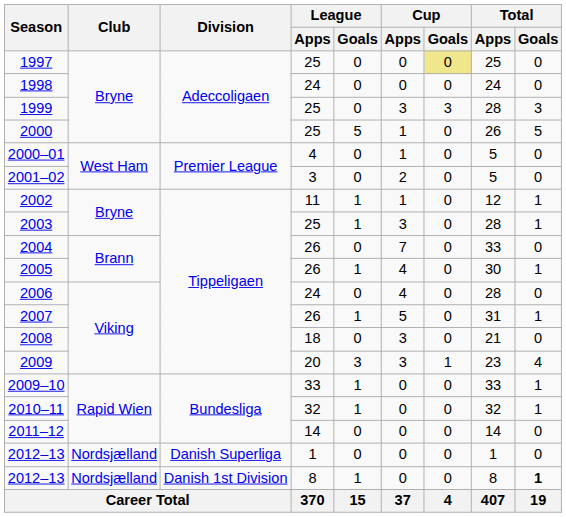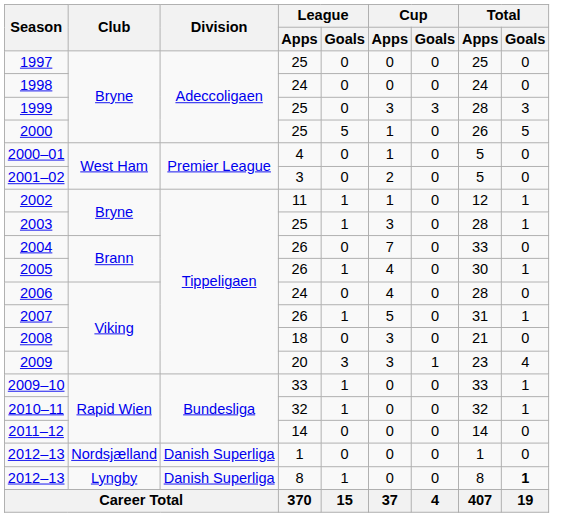(448, 62) khaki background -> (435, 62) no background
(114, 477) Nordsjælland -> (114, 477) Lyngby
(226, 477) Danish 1st Division -> (219, 477) Danish Superliga
